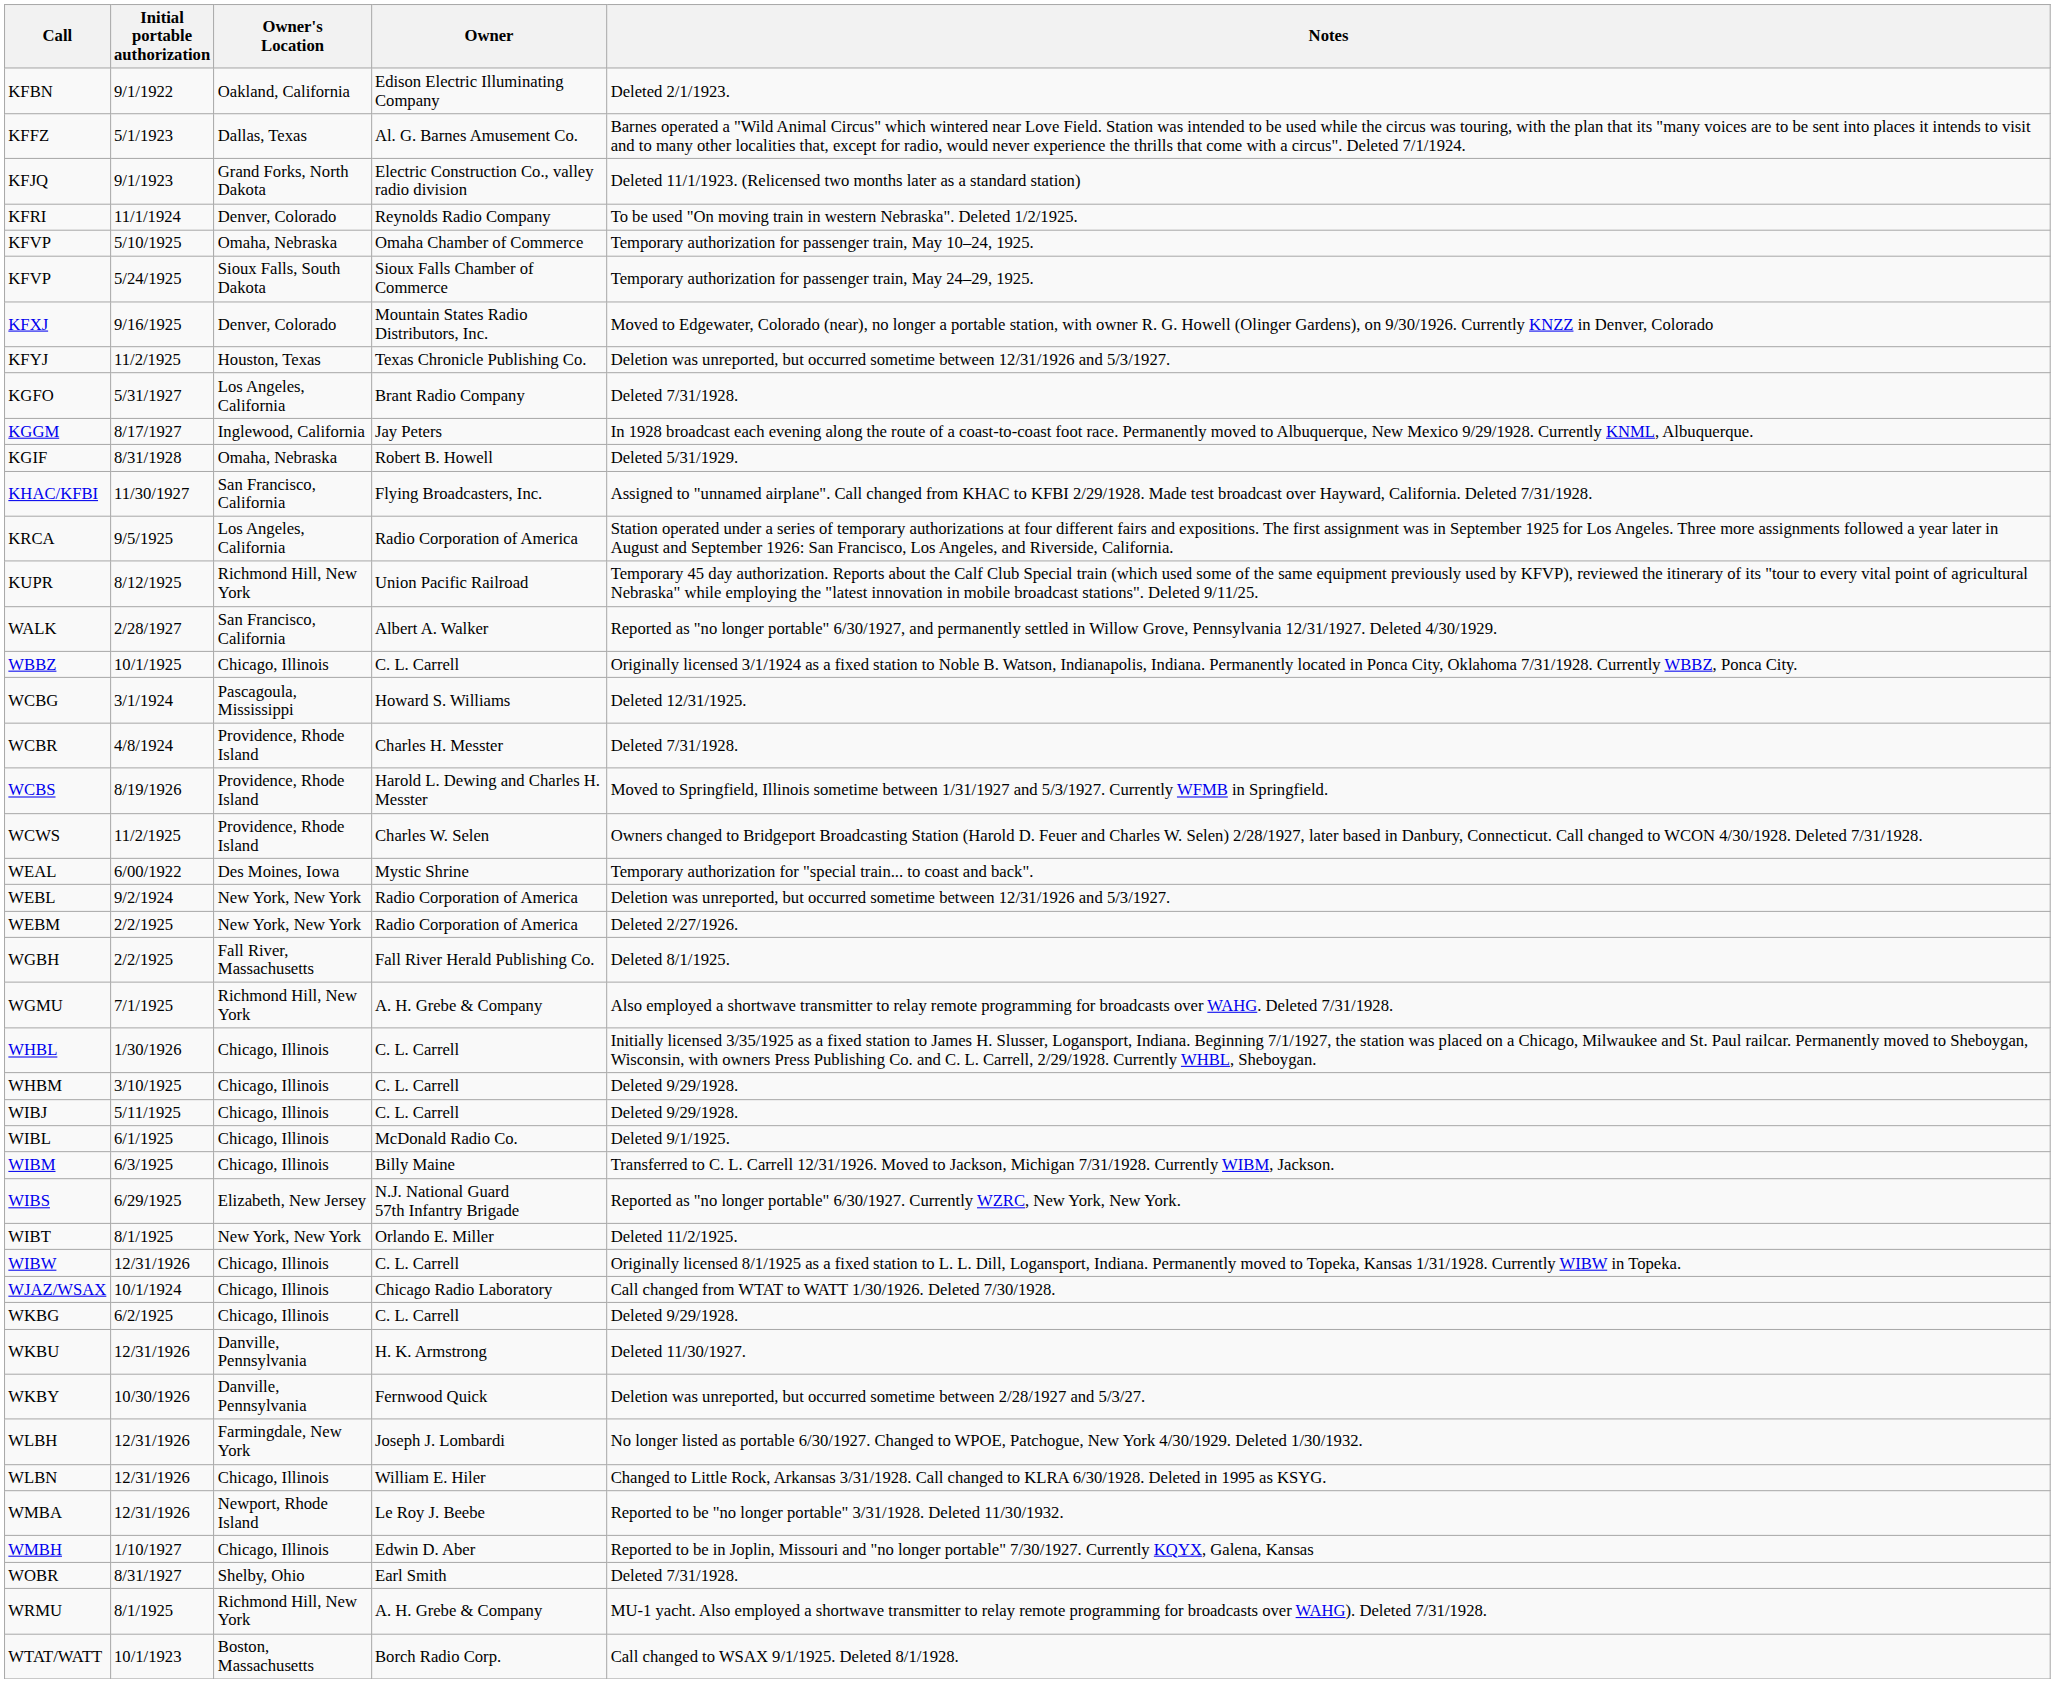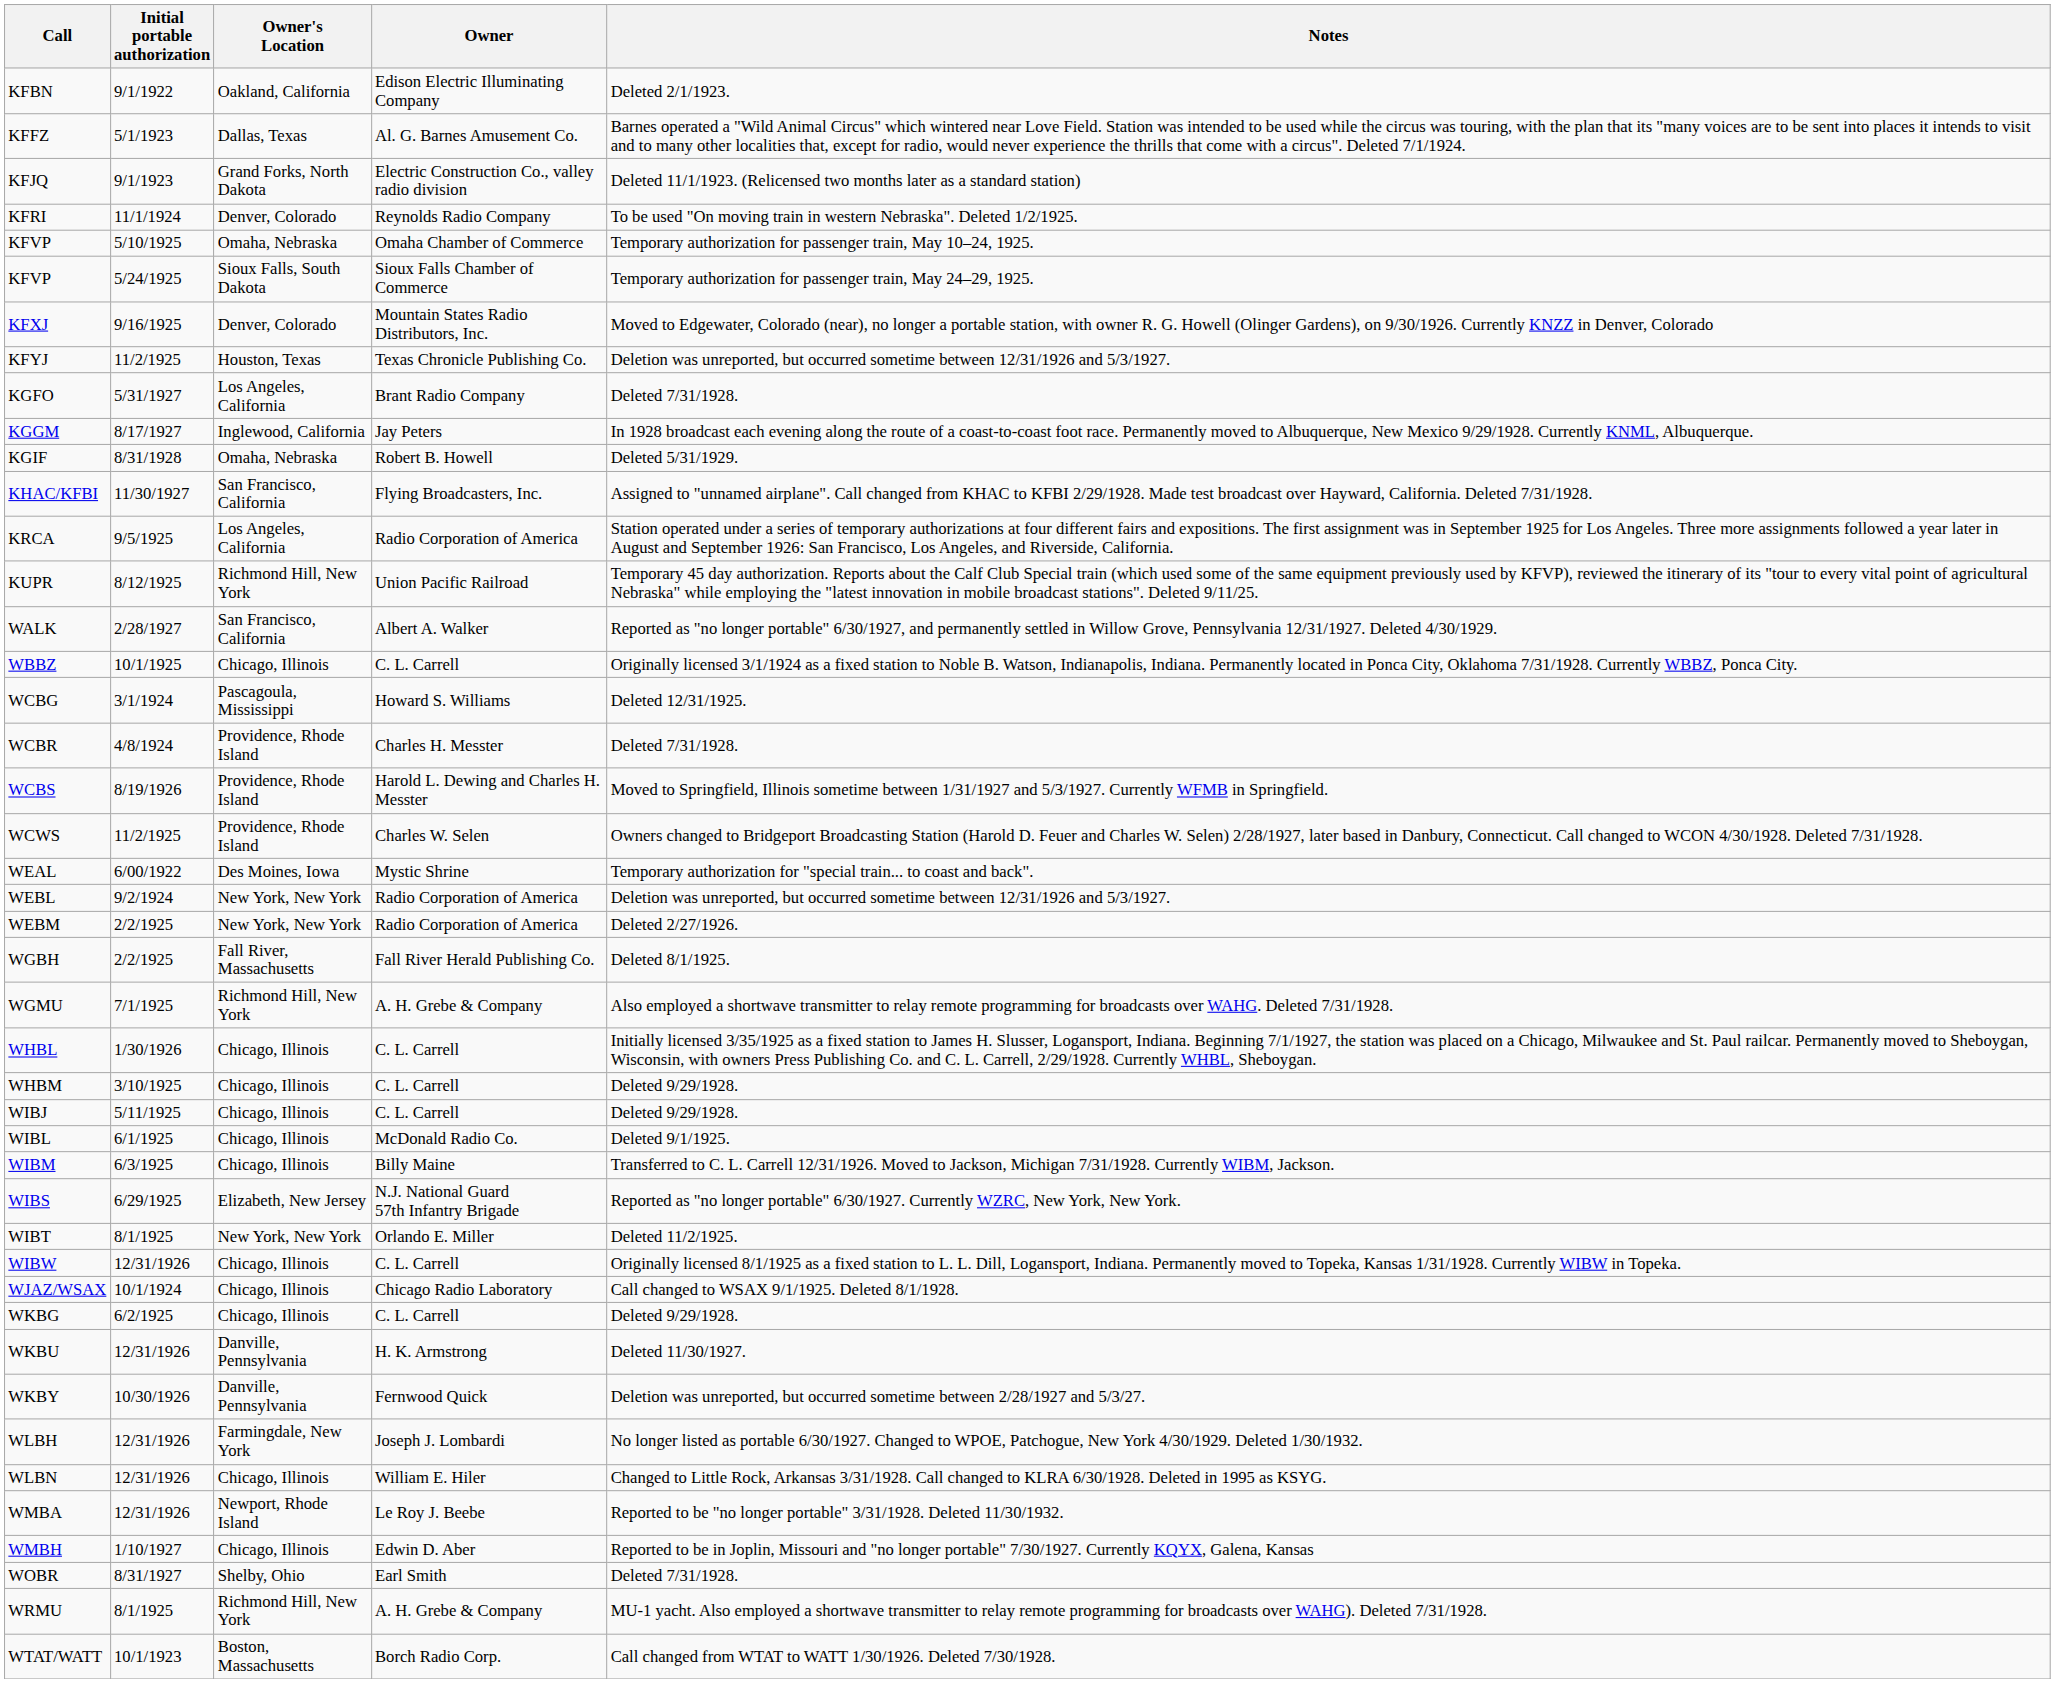(833, 1289) Call changed from WTAT to WATT 1/30/1926. Deleted 7/30/1928. -> (785, 1289) Call changed to WSAX 9/1/1925. Deleted 8/1/1928.
(785, 1656) Call changed to WSAX 9/1/1925. Deleted 8/1/1928. -> (833, 1656) Call changed from WTAT to WATT 1/30/1926. Deleted 7/30/1928.
